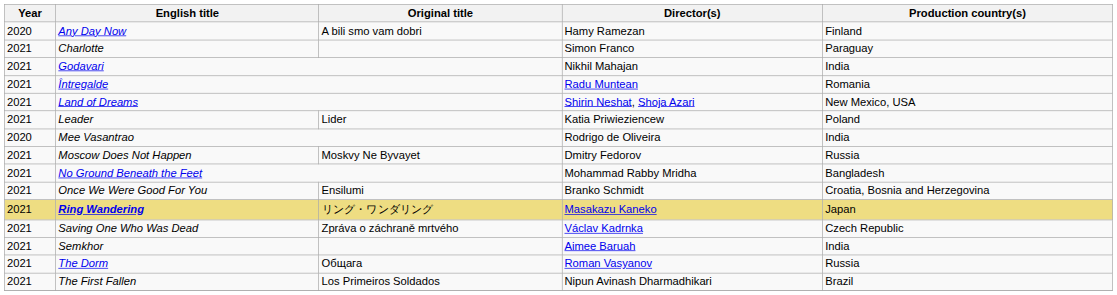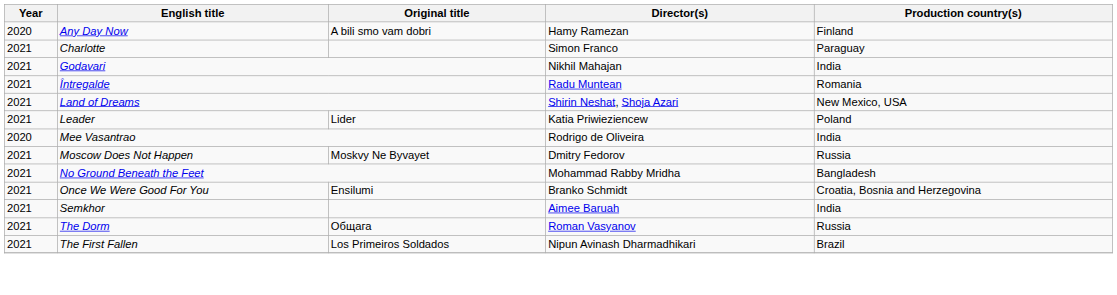- row: (101, 209)
- row: (128, 228)
